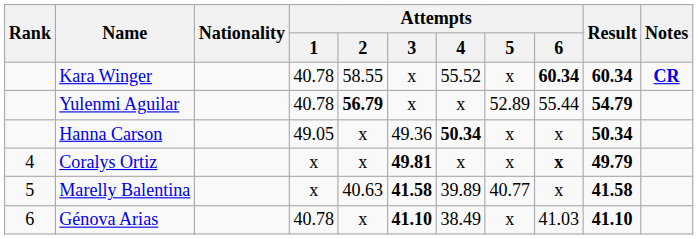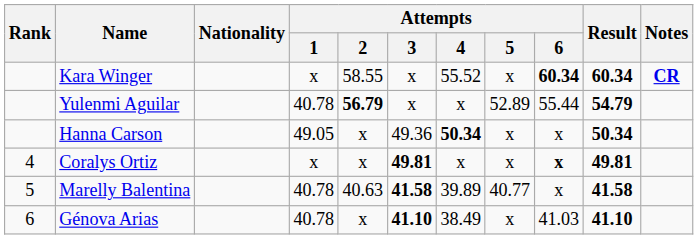(314, 76) 40.78 -> (314, 76) x
(612, 162) 49.79 -> (612, 162) 49.81
(314, 190) x -> (314, 190) 40.78
